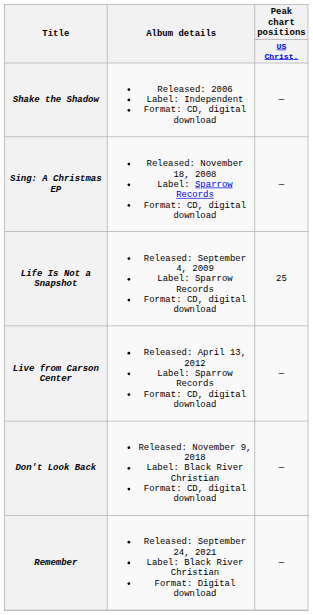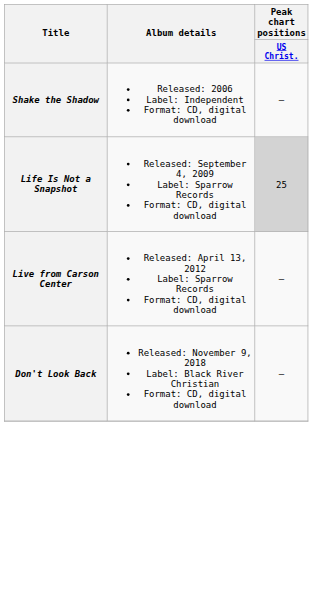- row: (56, 184)
(281, 279) no background -> (282, 184) lightgrey background
- row: (56, 563)
